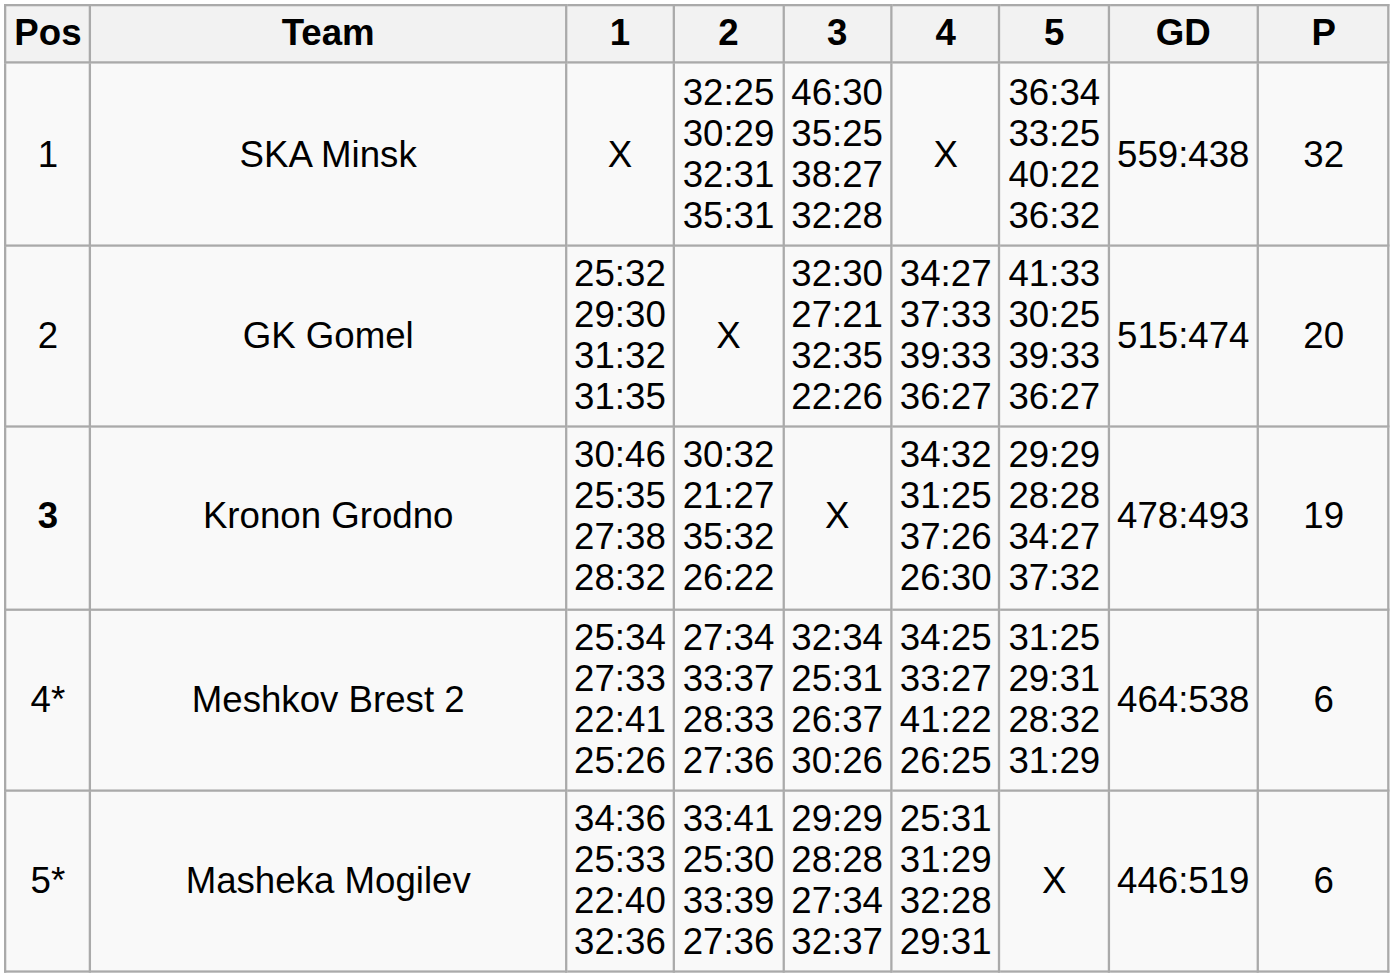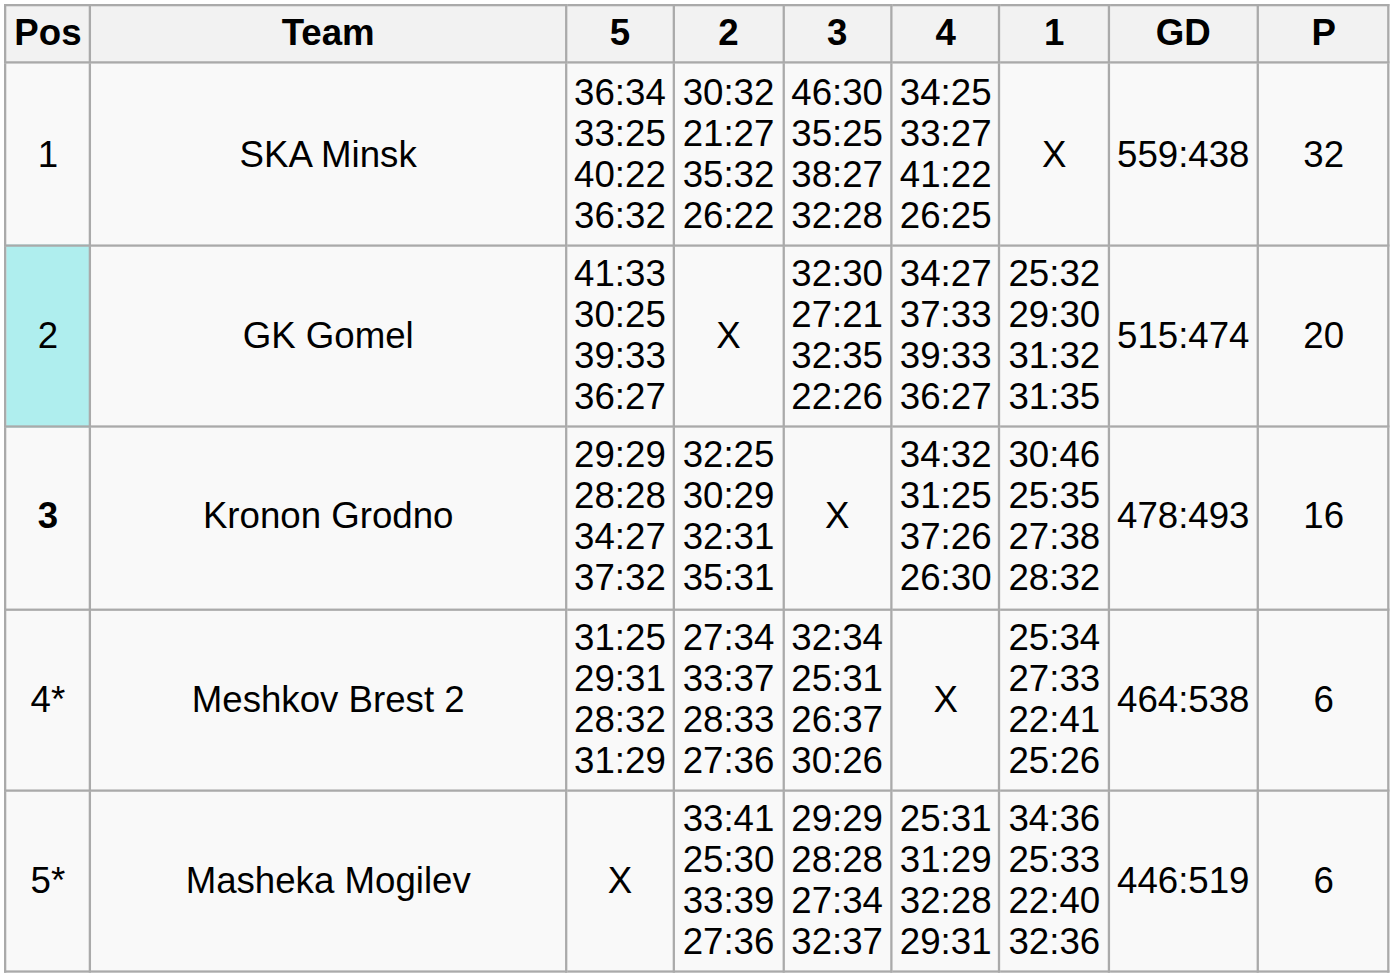columns swapped: (620, 33) <-> (1054, 33)
(729, 153) 32:25 30:29 32:31 35:31 -> (729, 153) 30:32 21:27 35:32 26:22
(946, 153) X -> (946, 153) 34:25 33:27 41:22 26:25
(48, 335) no background -> (48, 335) paleturquoise background
(729, 517) 30:32 21:27 35:32 26:22 -> (729, 517) 32:25 30:29 32:31 35:31
(1324, 517) 19 -> (1324, 517) 16
(946, 698) 34:25 33:27 41:22 26:25 -> (946, 698) X
